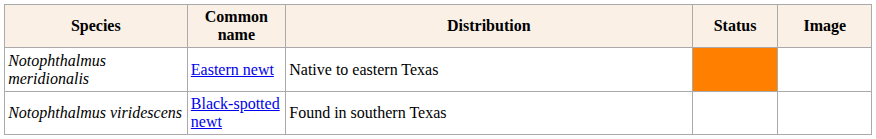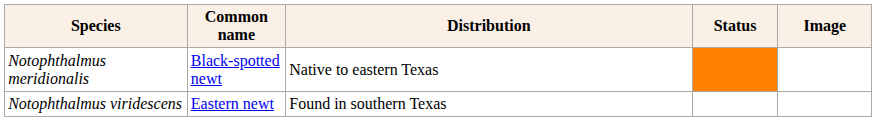(232, 69) Eastern newt -> (235, 69) Black-spotted newt
(235, 112) Black-spotted newt -> (232, 103) Eastern newt
